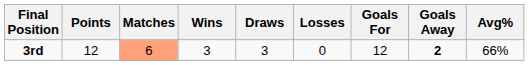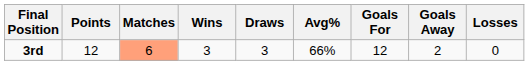columns swapped: (322, 22) <-> (495, 22)
(438, 50) bold -> (438, 50) normal
